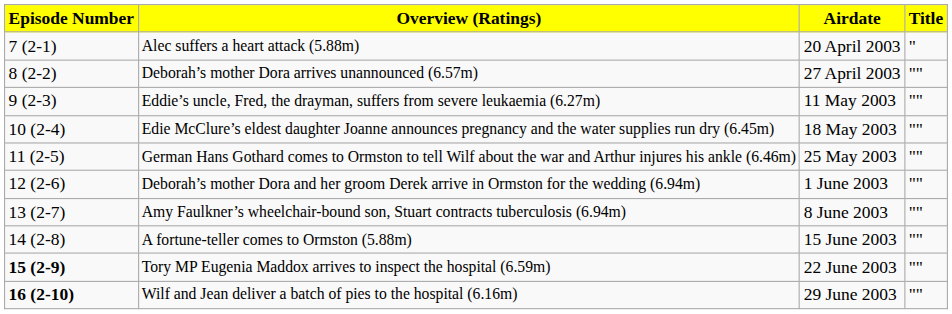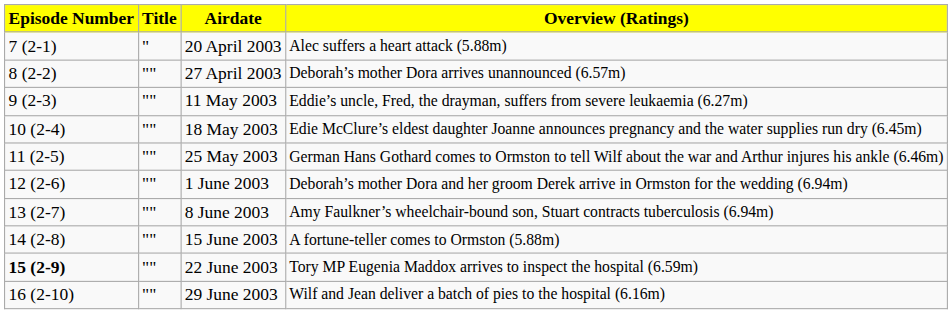columns swapped: (926, 18) <-> (469, 18)
(41, 294) bold -> (41, 294) normal
